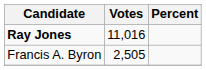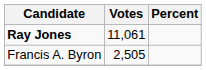(126, 34) 11,016 -> (126, 34) 11,061
